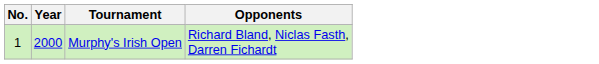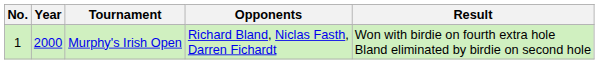+ column: (473, 15)
